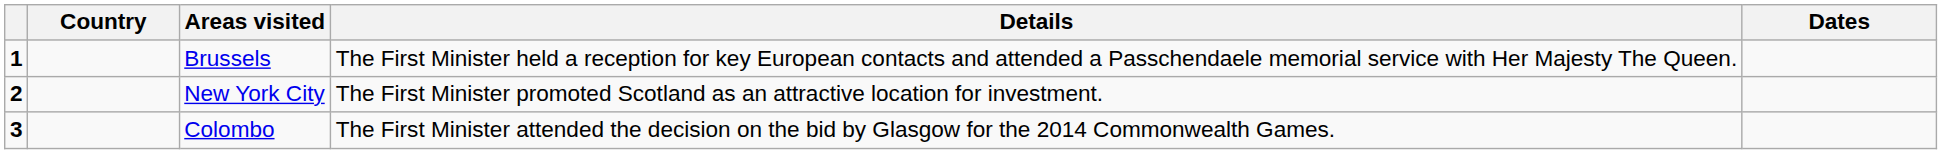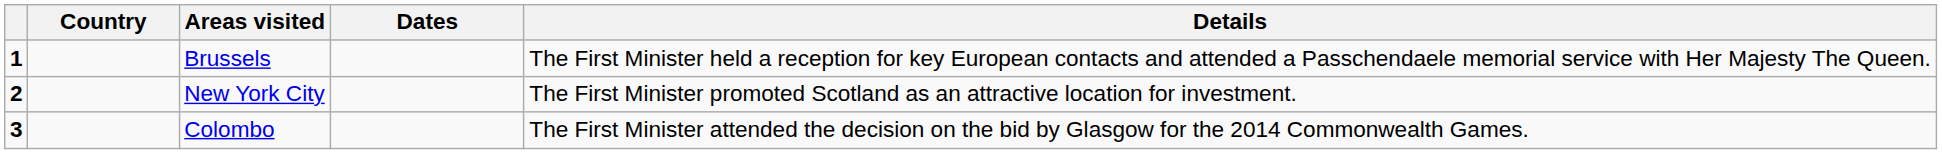columns swapped: (1839, 22) <-> (1036, 22)
